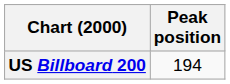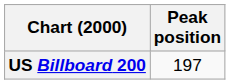(187, 65) 194 -> (187, 65) 197
